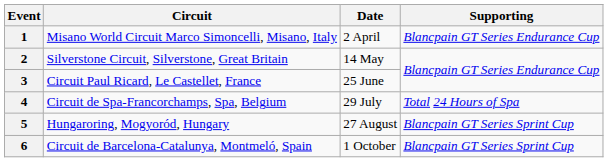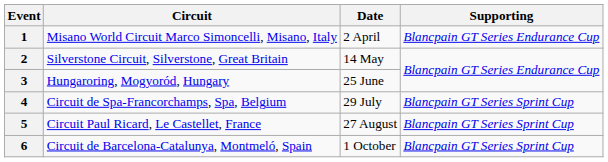(154, 80) Circuit Paul Ricard, Le Castellet, France -> (138, 80) Hungaroring, Mogyoród, Hungary
(461, 102) Total 24 Hours of Spa -> (489, 102) Blancpain GT Series Sprint Cup
(138, 123) Hungaroring, Mogyoród, Hungary -> (154, 123) Circuit Paul Ricard, Le Castellet, France
